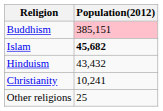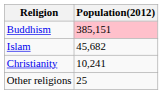(91, 47) bold -> (91, 47) normal
- row: (28, 64)
